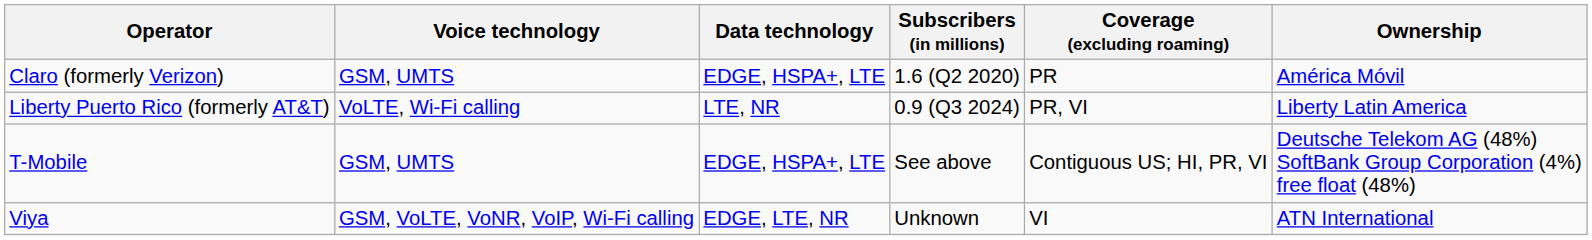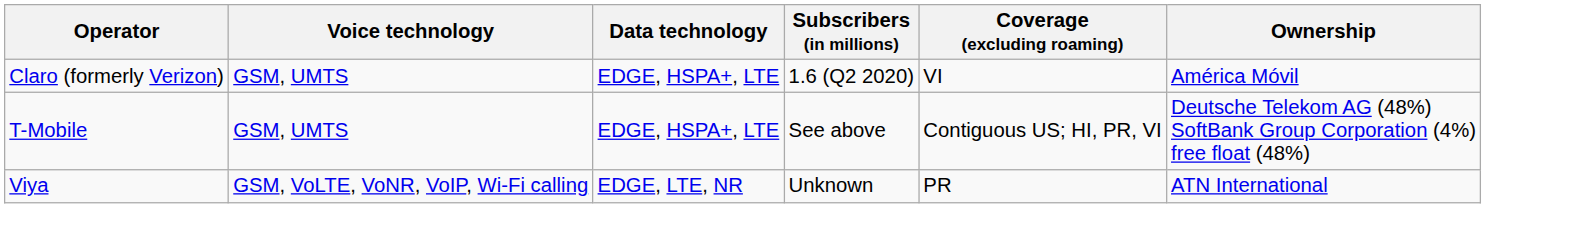(1043, 75) PR -> (933, 75) VI
- row: (169, 107)
(1039, 218) VI -> (937, 185) PR
